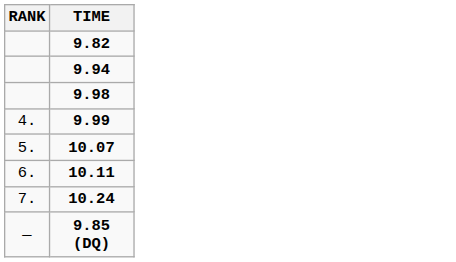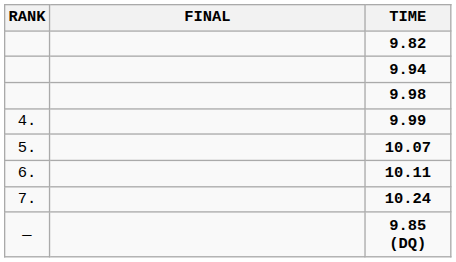+ column: (207, 17)
